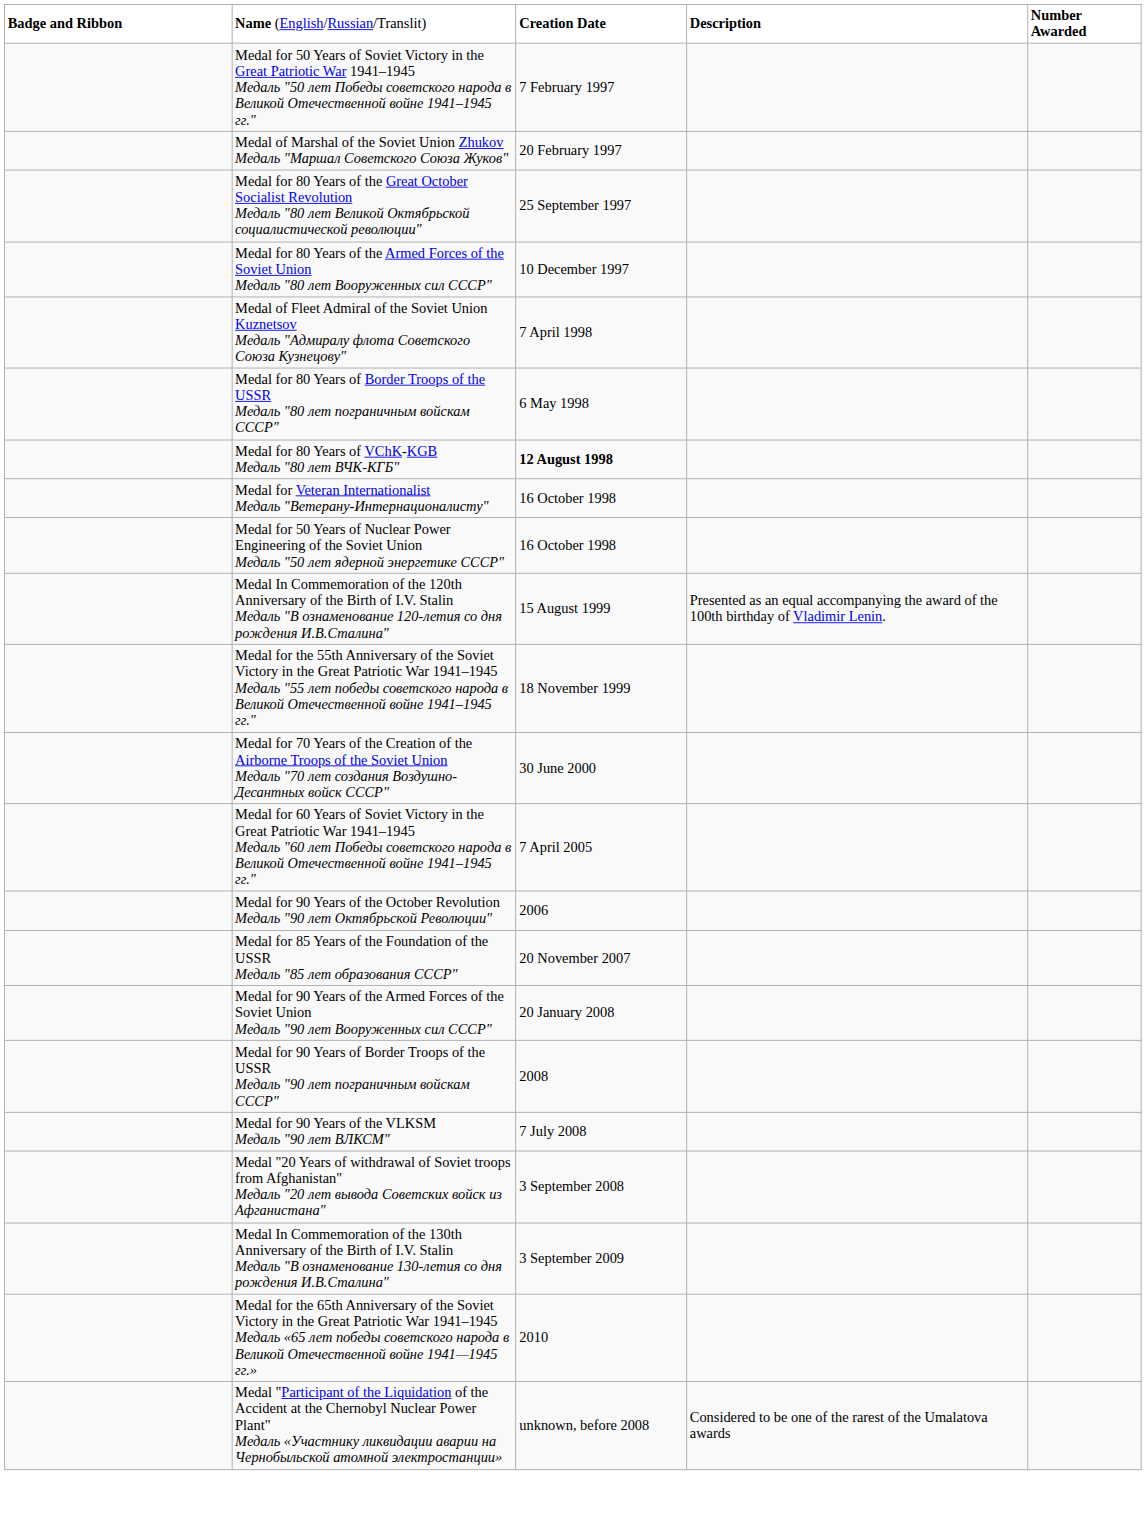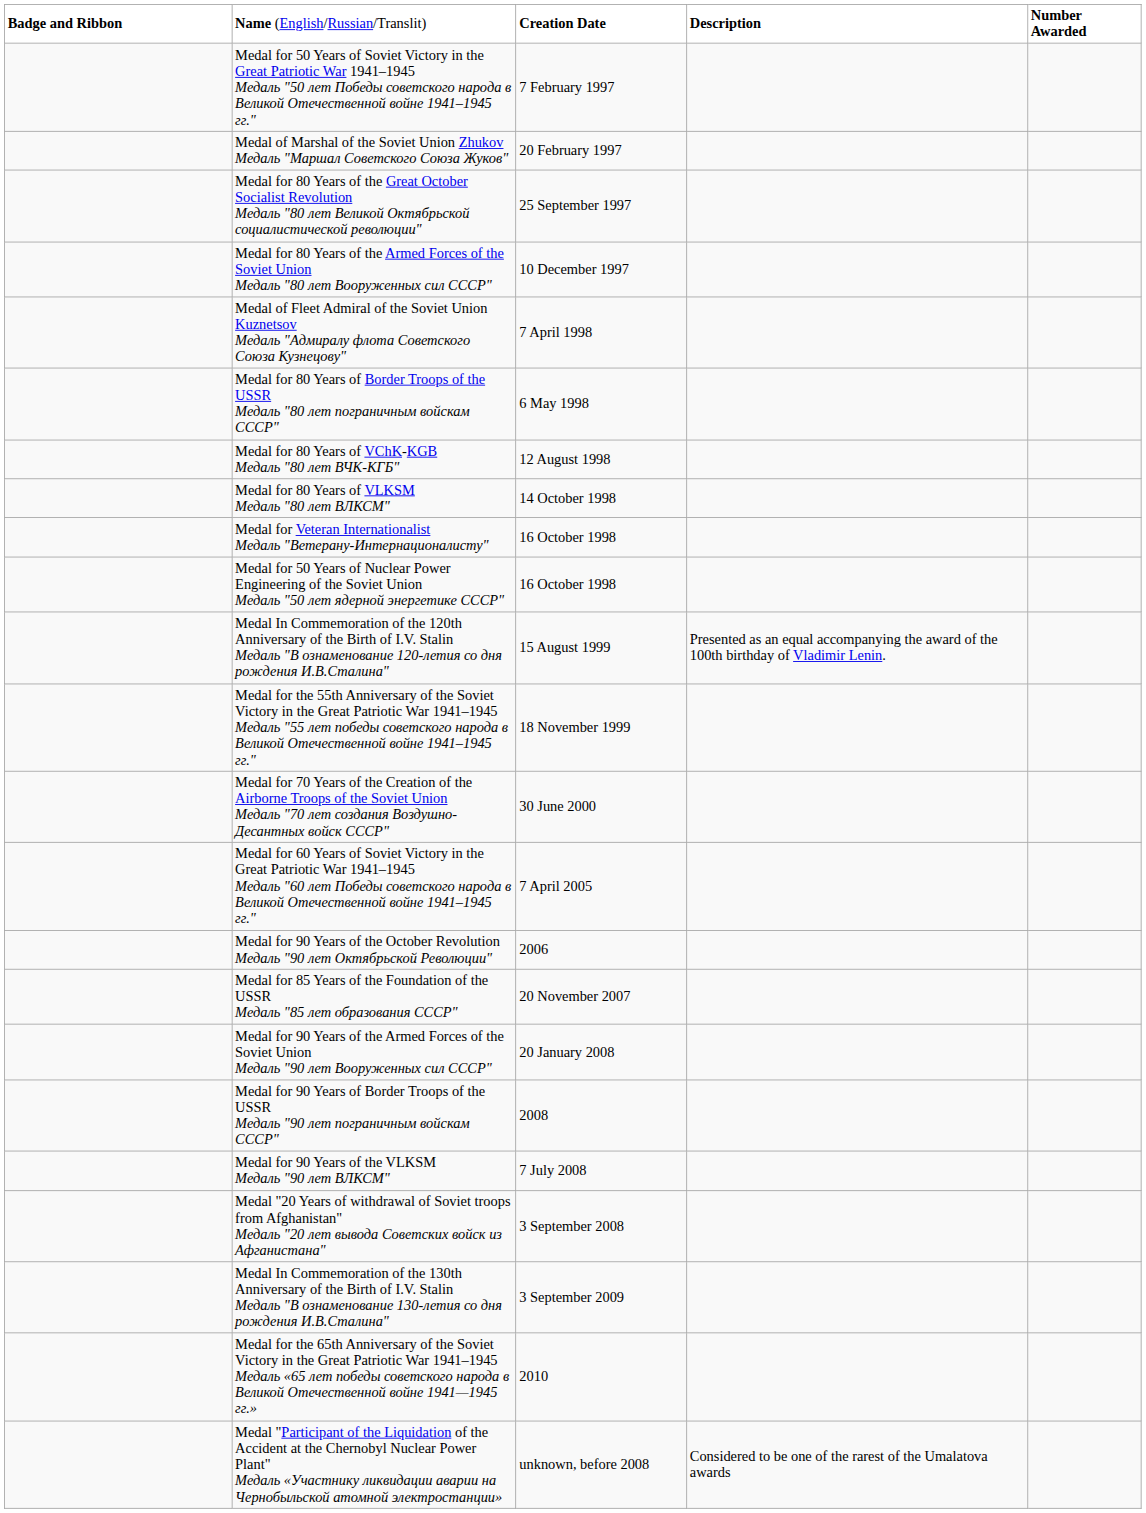(566, 459) bold -> (565, 459) normal
+ row: (325, 498)
